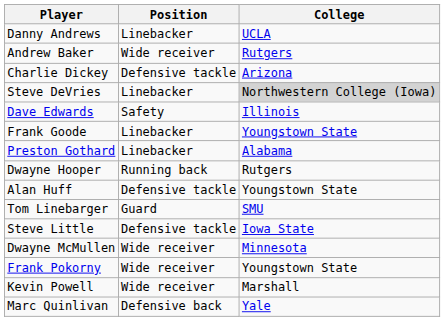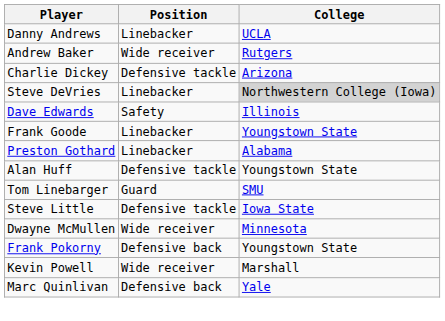- row: (54, 170)
(168, 268) Wide receiver -> (171, 248) Defensive back
